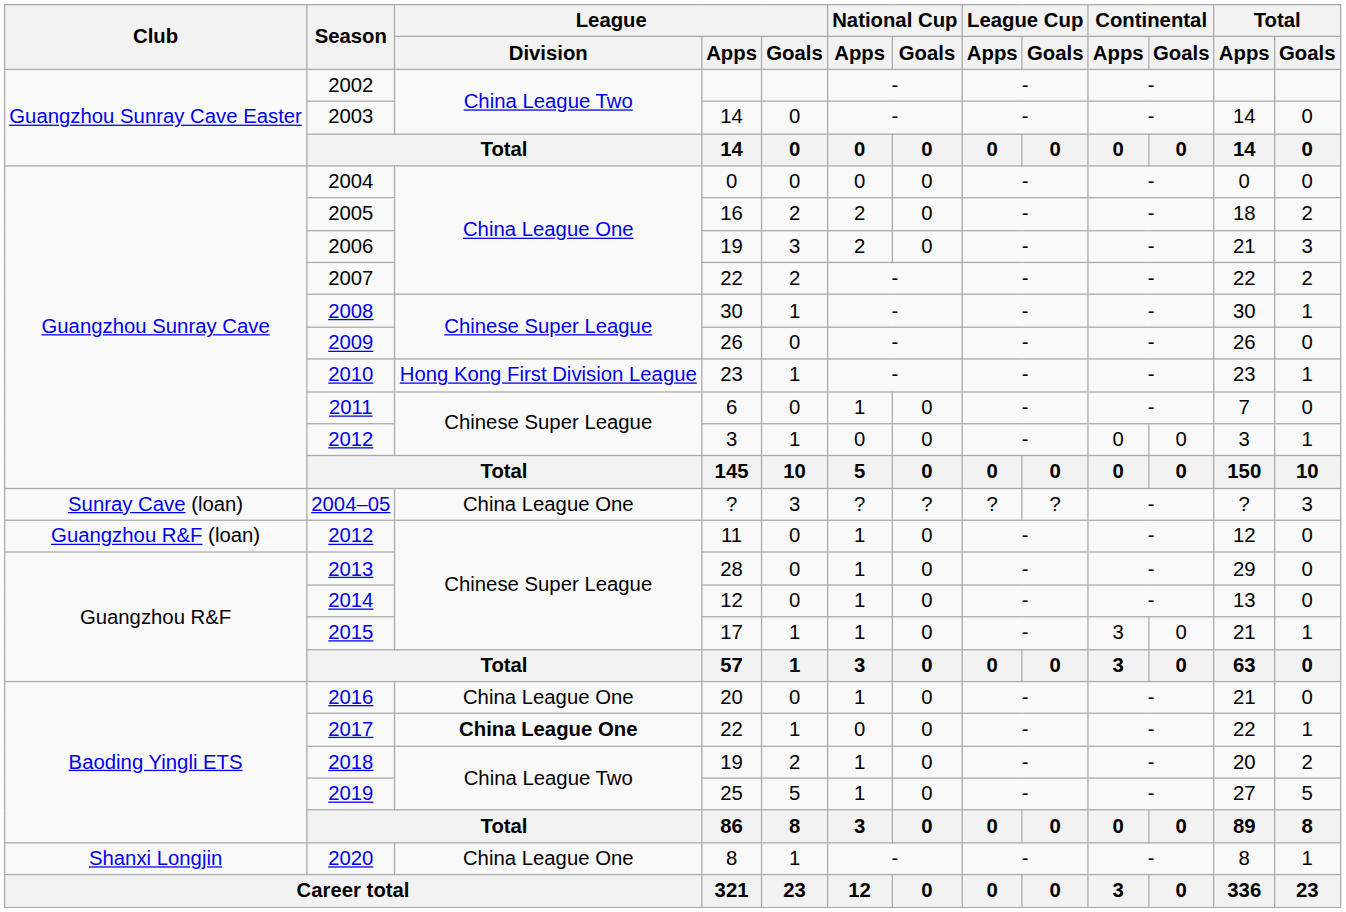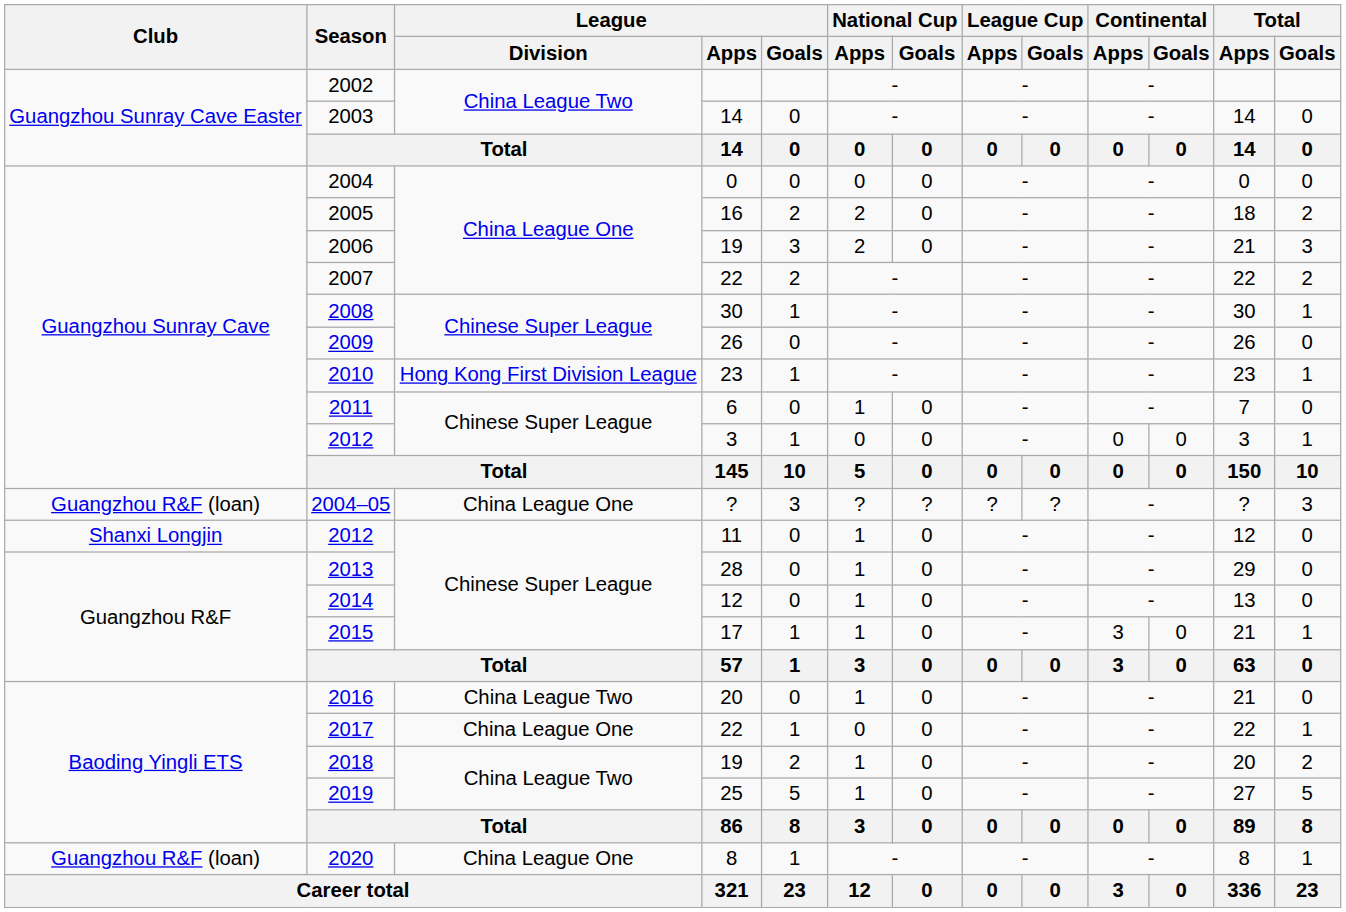(156, 504) Sunray Cave (loan) -> (156, 504) Guangzhou R&F (loan)
(156, 536) Guangzhou R&F (loan) -> (156, 536) Shanxi Longjin
(548, 697) China League One -> (548, 697) China League Two
(548, 729) bold -> (548, 729) normal
(156, 858) Shanxi Longjin -> (156, 858) Guangzhou R&F (loan)
